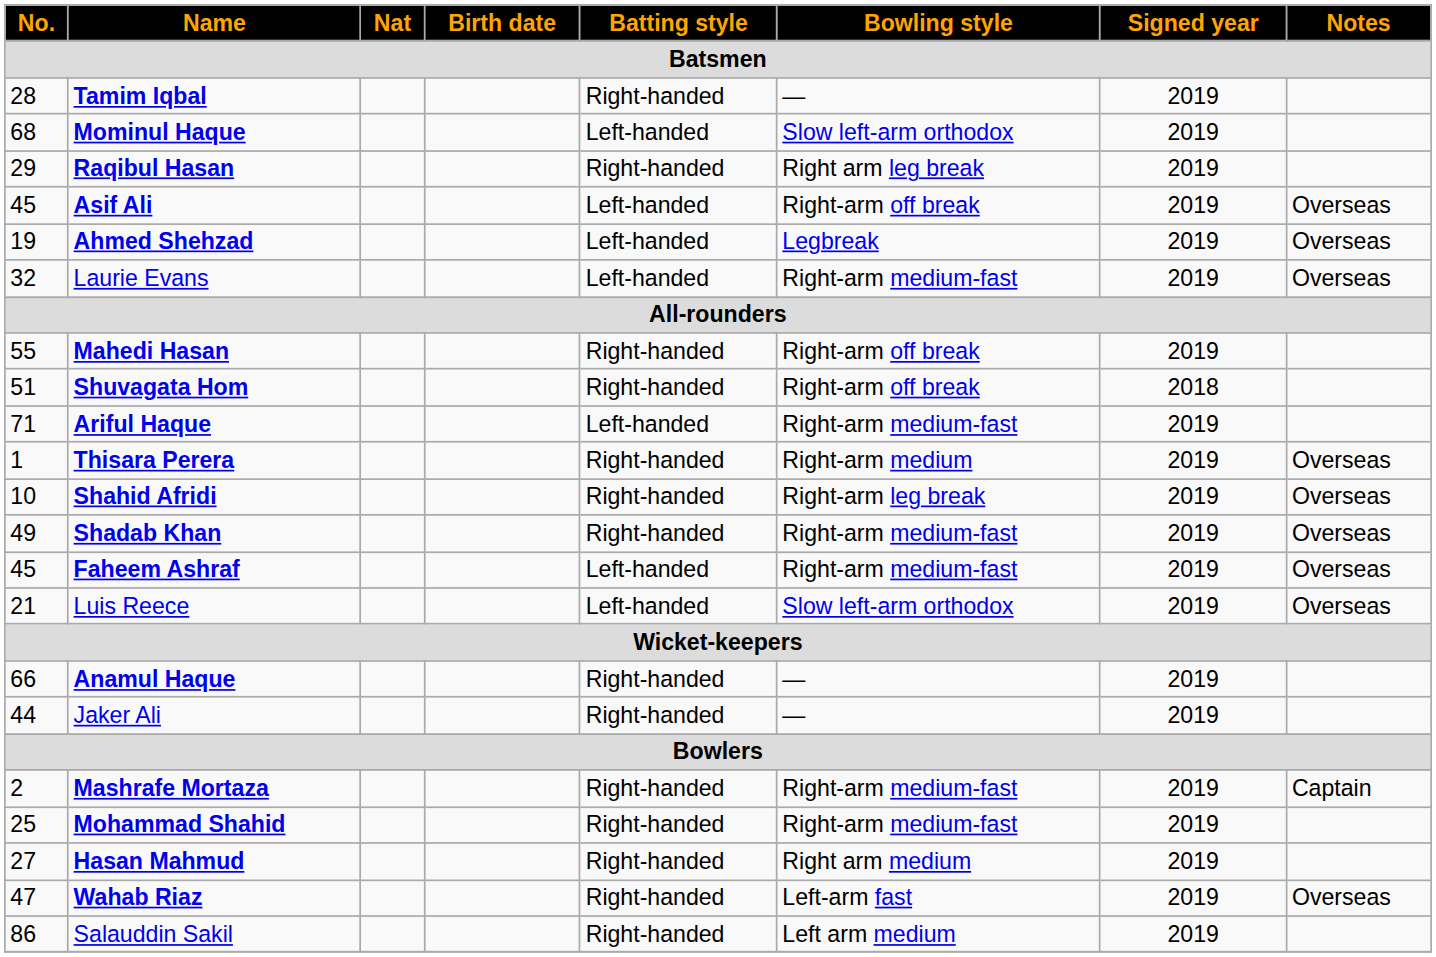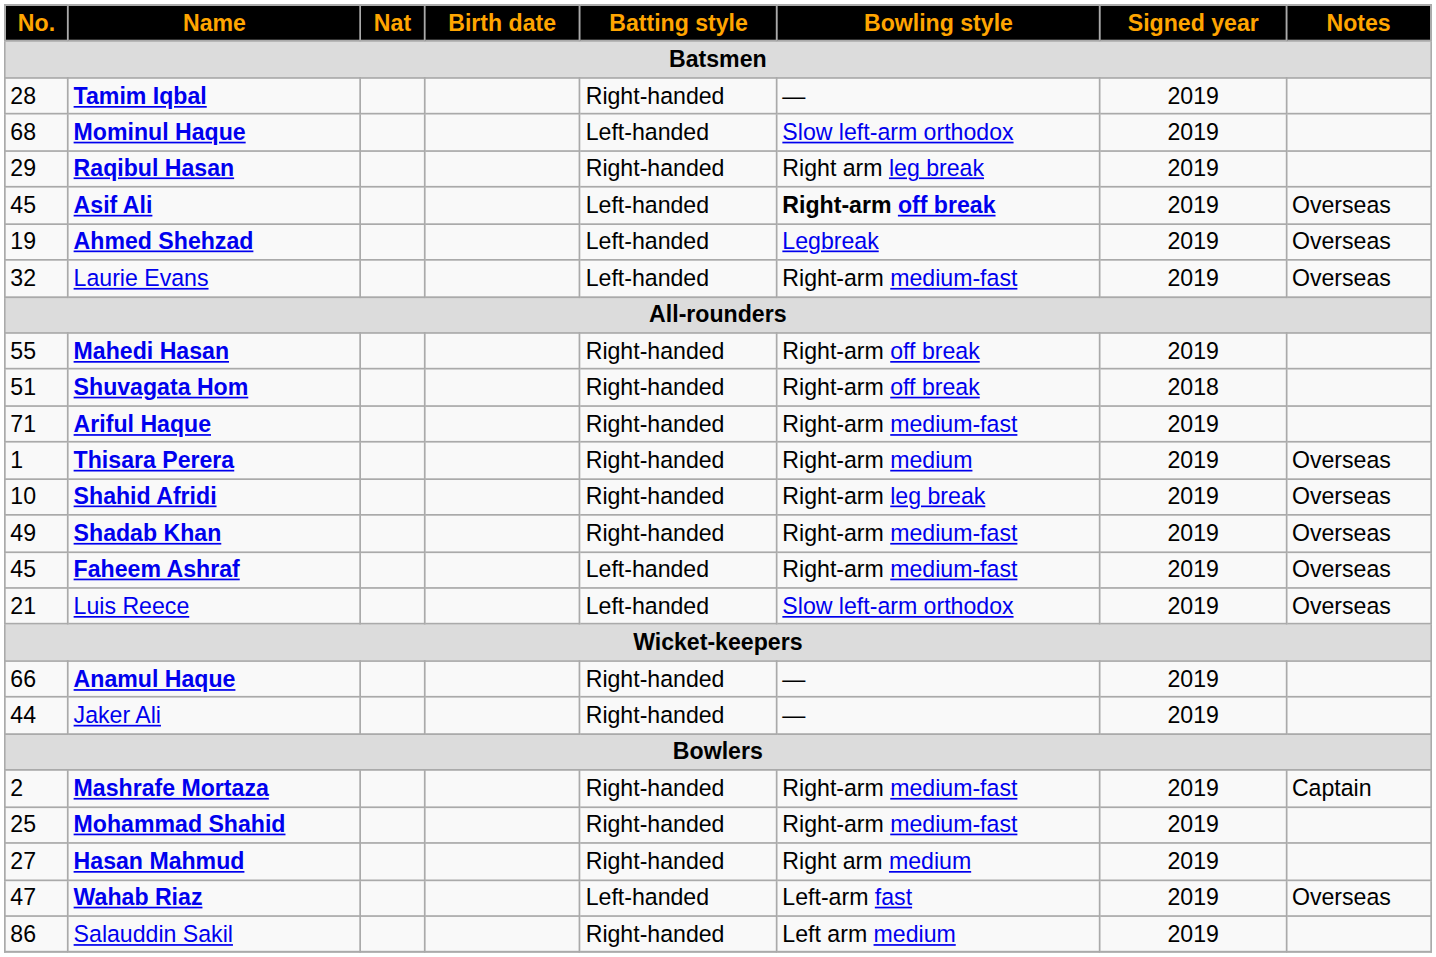(881, 205) normal -> (889, 205) bold
(647, 424) Left-handed -> (655, 424) Right-handed
(655, 897) Right-handed -> (647, 897) Left-handed
